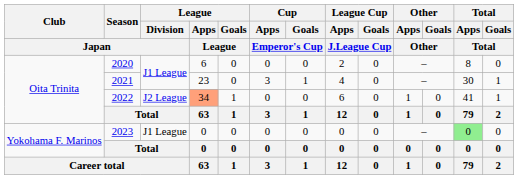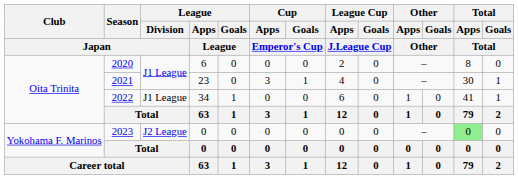(165, 98) J2 League -> (165, 98) J1 League
(204, 98) lightsalmon background -> (204, 98) no background
(165, 132) J1 League -> (165, 132) J2 League
